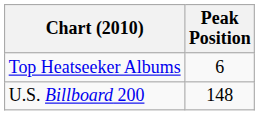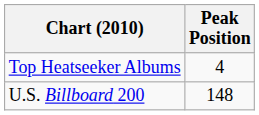(220, 67) 6 -> (220, 67) 4
